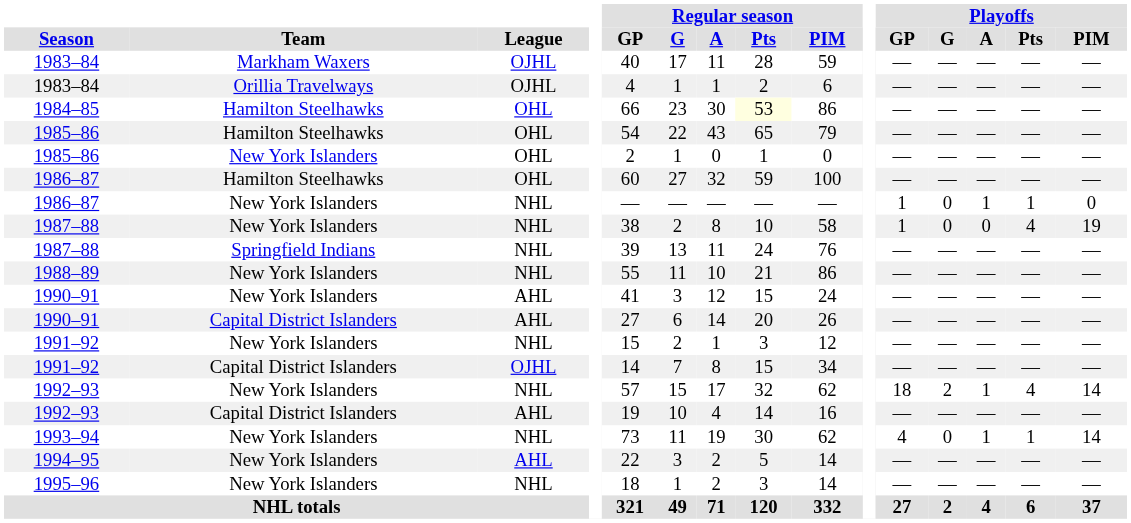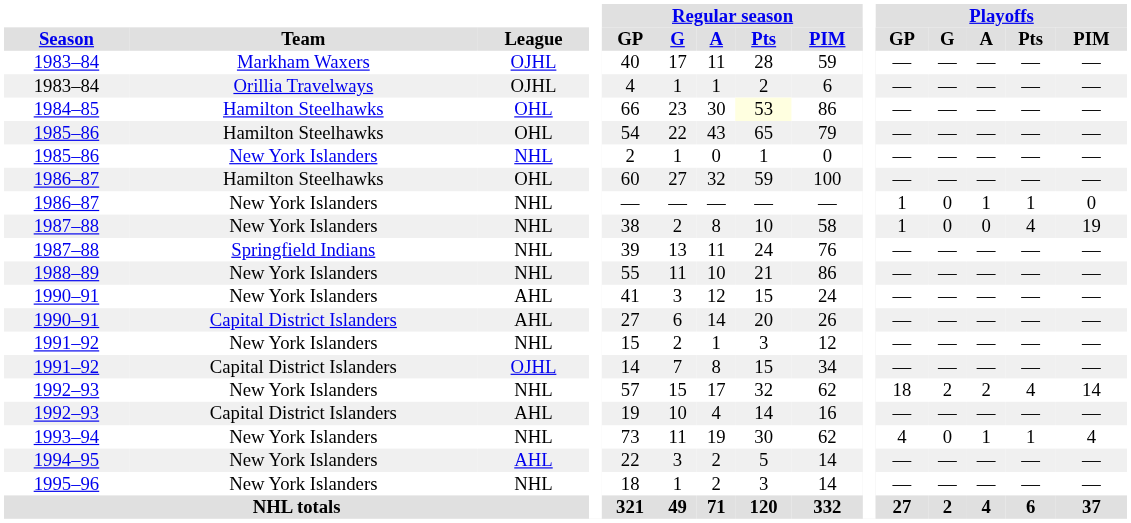(533, 156) OHL -> (533, 156) NHL
(986, 390) 1 -> (986, 390) 2
(1091, 436) 14 -> (1091, 436) 4
